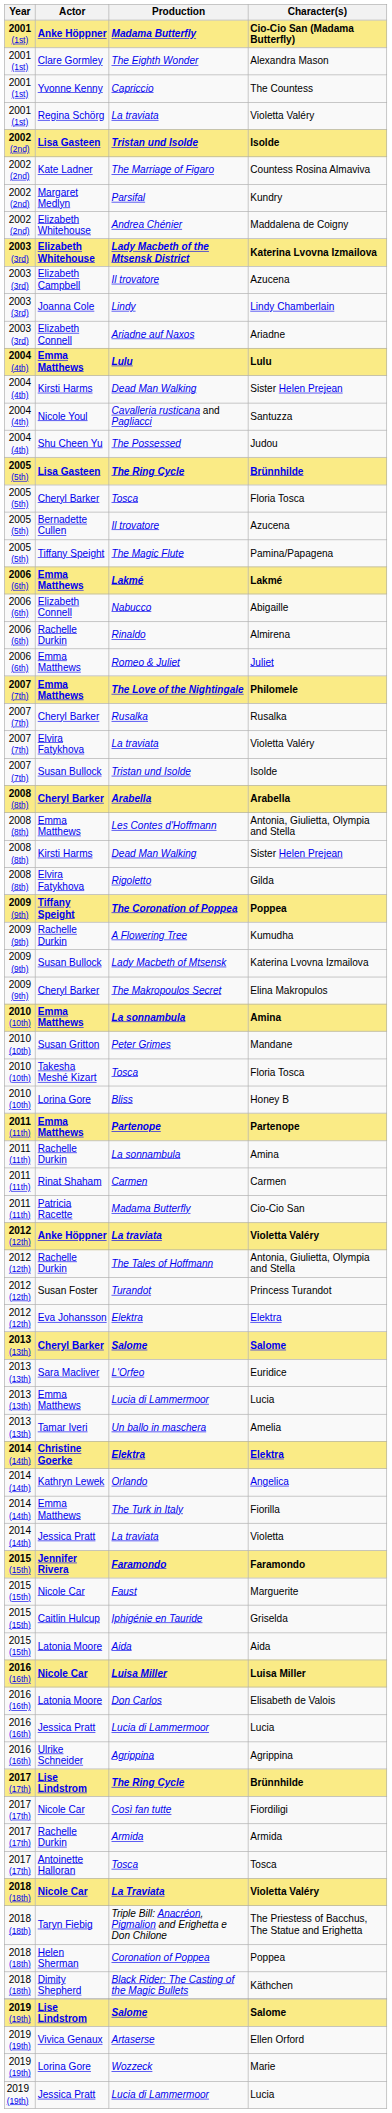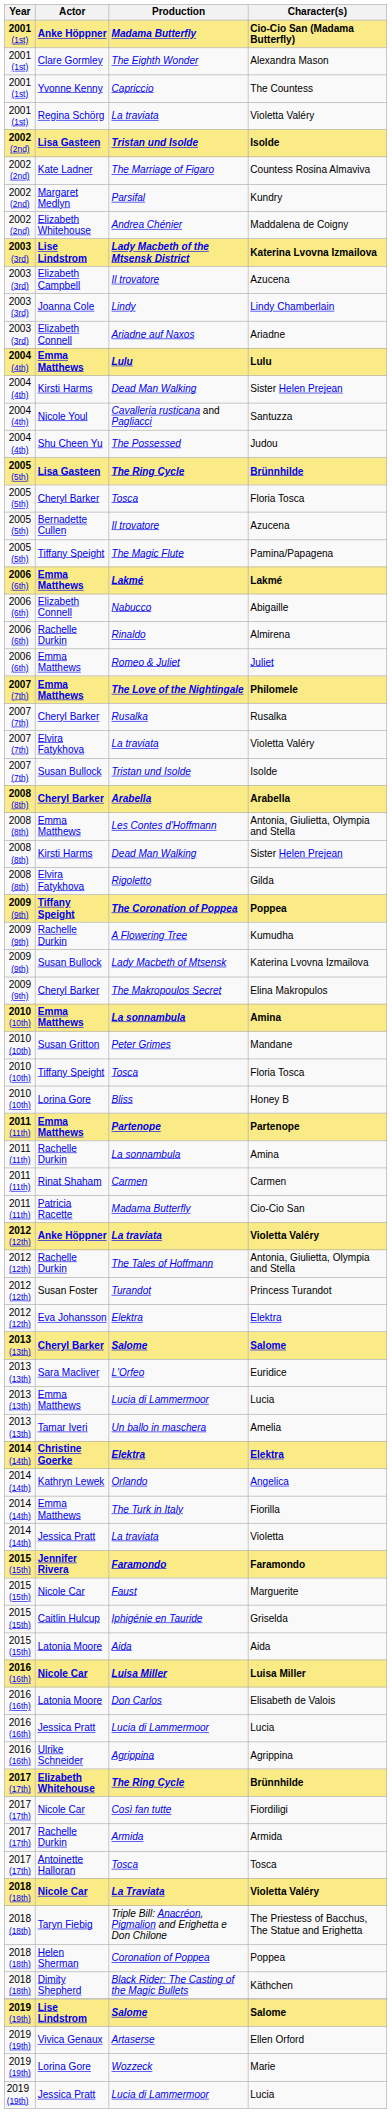(66, 252) Elizabeth Whitehouse -> (62, 252) Lise Lindstrom
(67, 1072) Takesha Meshé Kizart -> (71, 1072) Tiffany Speight
(62, 1783) Lise Lindstrom -> (66, 1783) Elizabeth Whitehouse
